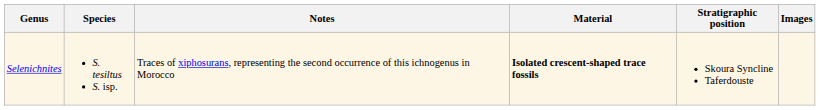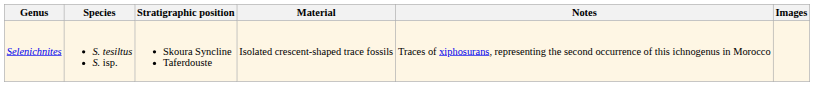columns swapped: (727, 18) <-> (322, 18)
(579, 68) bold -> (316, 51) normal
